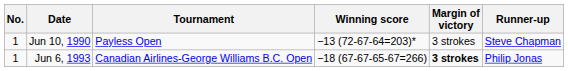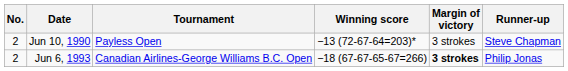(15, 42) 1 -> (15, 42) 2
(15, 59) 1 -> (15, 59) 2
